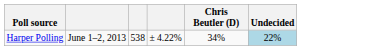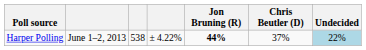+ column: (216, 17)
(216, 38) 34% -> (281, 38) 37%
